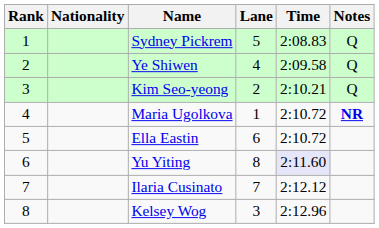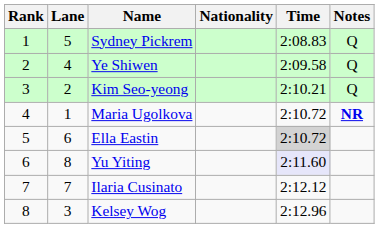columns swapped: (256, 16) <-> (88, 16)
(303, 138) no background -> (303, 138) lightgrey background
